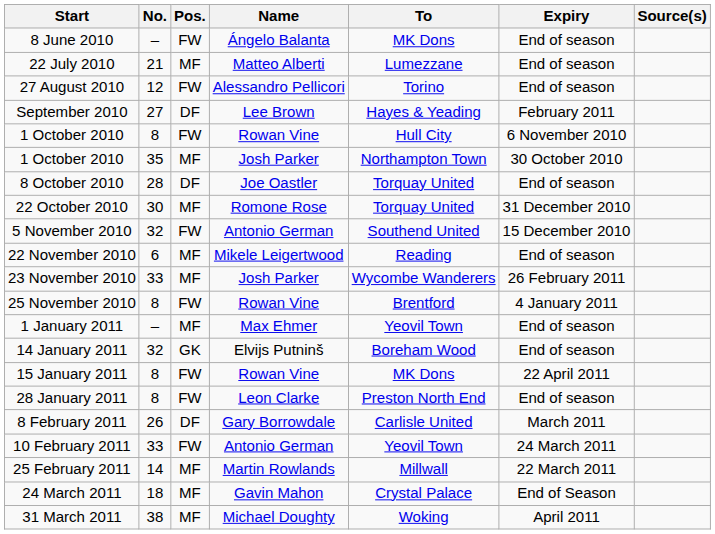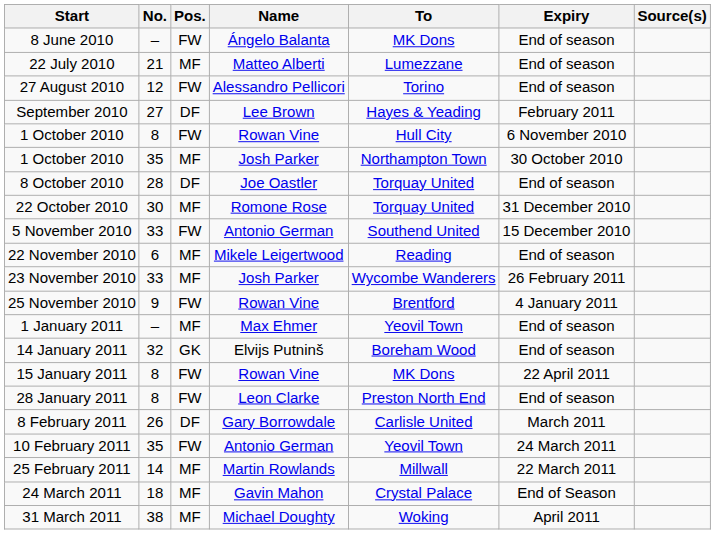(155, 231) 32 -> (155, 231) 33
(155, 302) 8 -> (155, 302) 9
(155, 445) 33 -> (155, 445) 35
